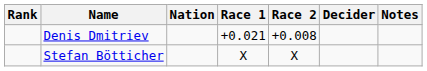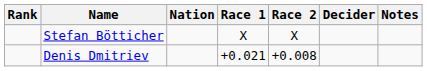rows swapped: (104, 55) <-> (96, 35)
